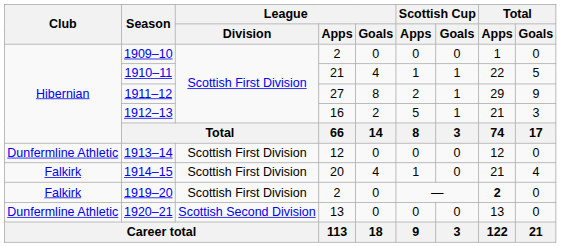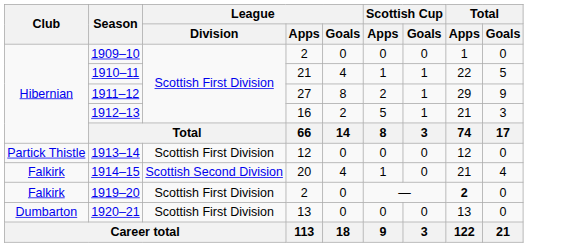(63, 152) Dunfermline Athletic -> (46, 152) Partick Thistle
(247, 172) Scottish First Division -> (214, 172) Scottish Second Division
(63, 212) Dunfermline Athletic -> (46, 212) Dumbarton
(247, 212) Scottish Second Division -> (214, 212) Scottish First Division
